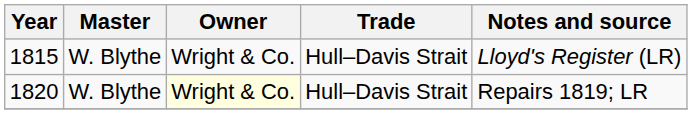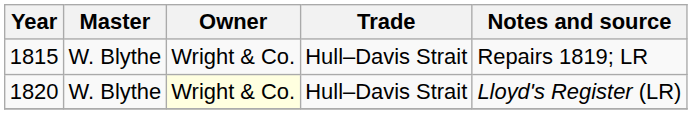(579, 56) Lloyd's Register (LR) -> (563, 56) Repairs 1819; LR
(563, 91) Repairs 1819; LR -> (579, 91) Lloyd's Register (LR)
